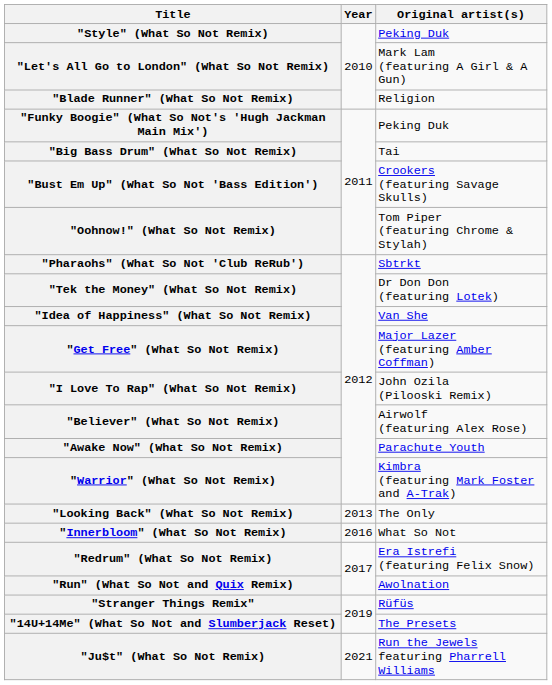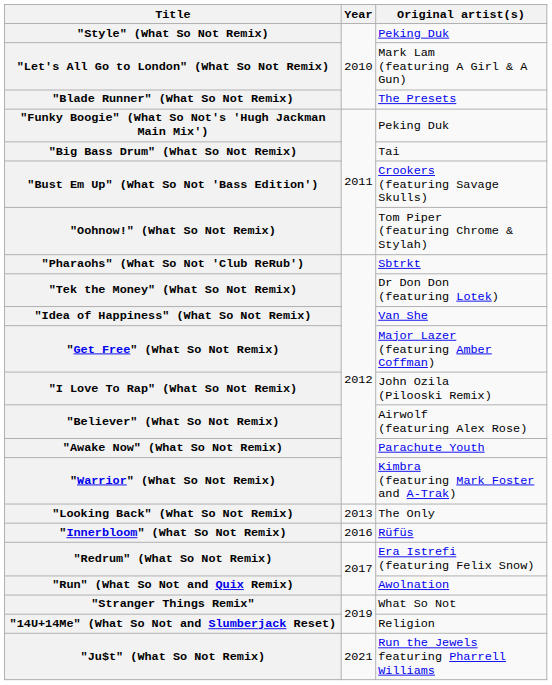(407, 99) Religion -> (417, 99) The Presets
(417, 533) What So Not -> (396, 533) Rüfüs
(396, 604) Rüfüs -> (417, 604) What So Not
(417, 624) The Presets -> (407, 624) Religion
